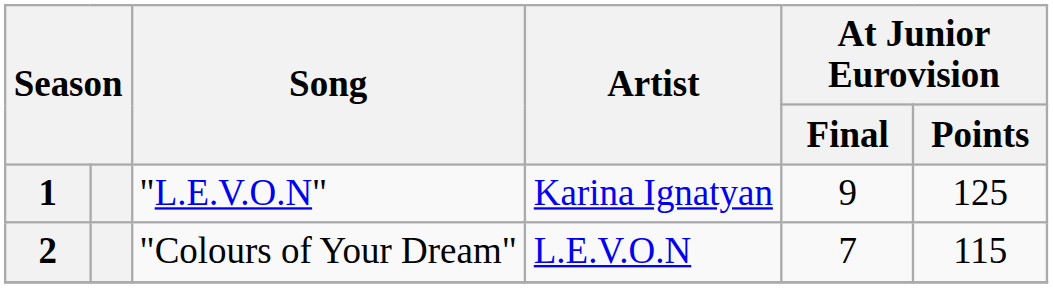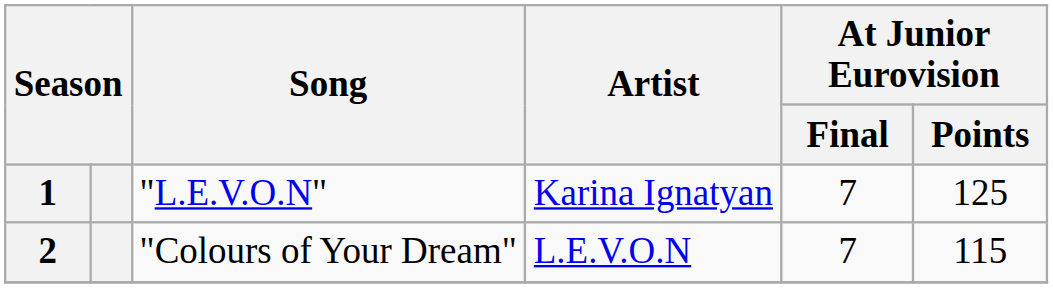(848, 192) 9 -> (848, 192) 7
